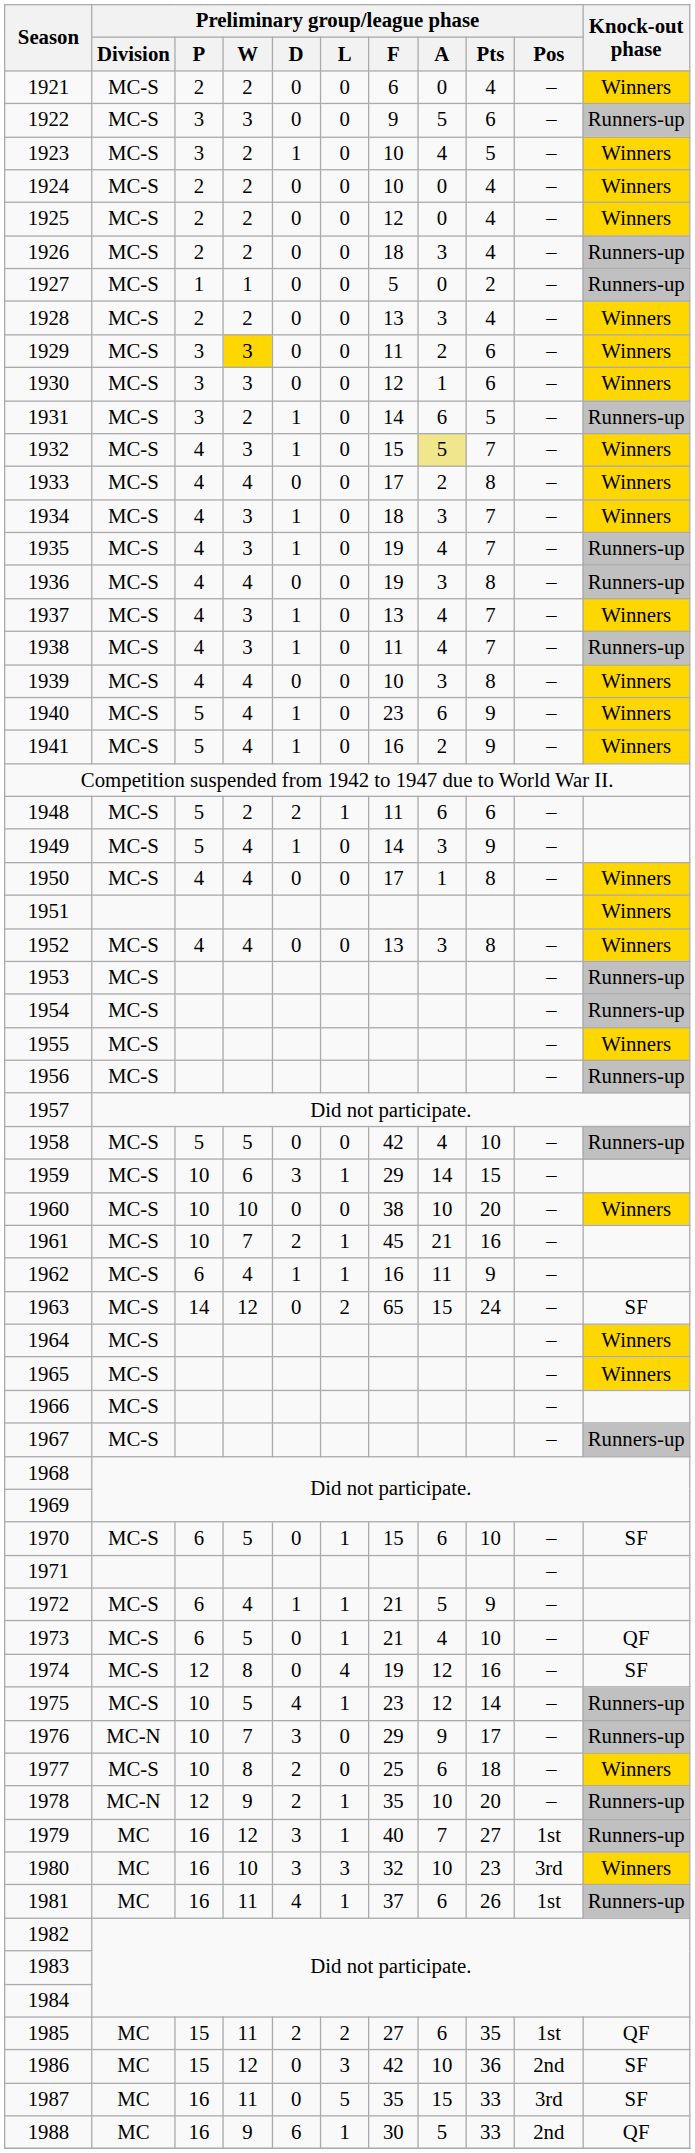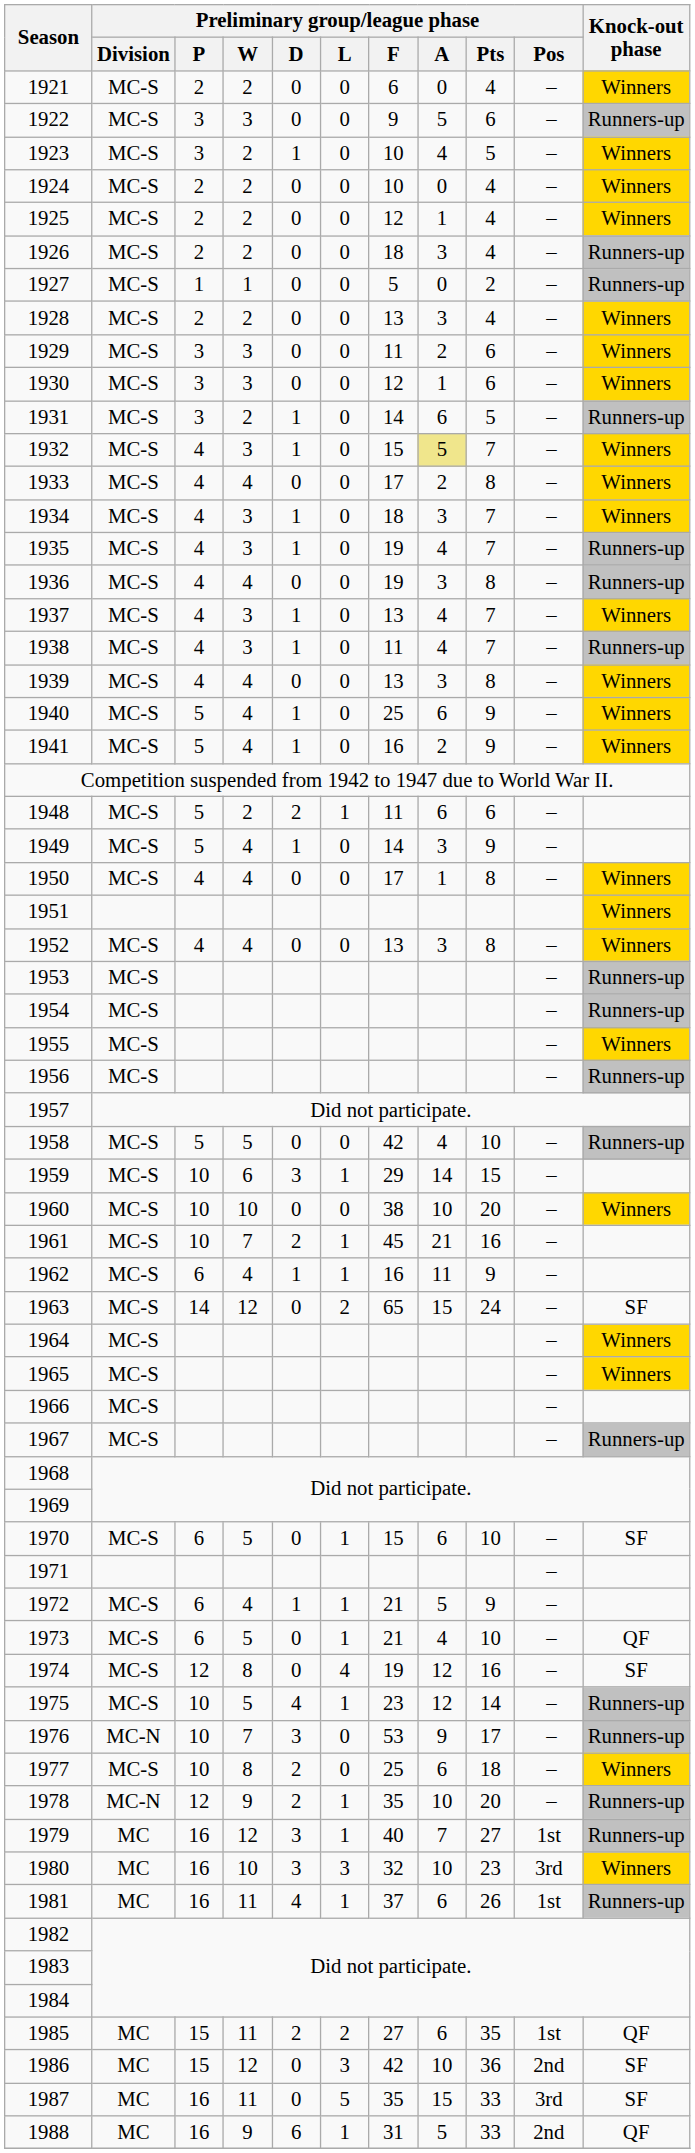(442, 218) 0 -> (442, 218) 1
(248, 350) gold background -> (248, 350) no background
(393, 680) 10 -> (393, 680) 13
(393, 713) 23 -> (393, 713) 25
(393, 1736) 29 -> (393, 1736) 53
(393, 2132) 30 -> (393, 2132) 31
